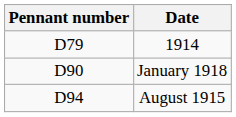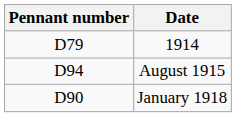rows swapped: (182, 97) <-> (182, 71)
